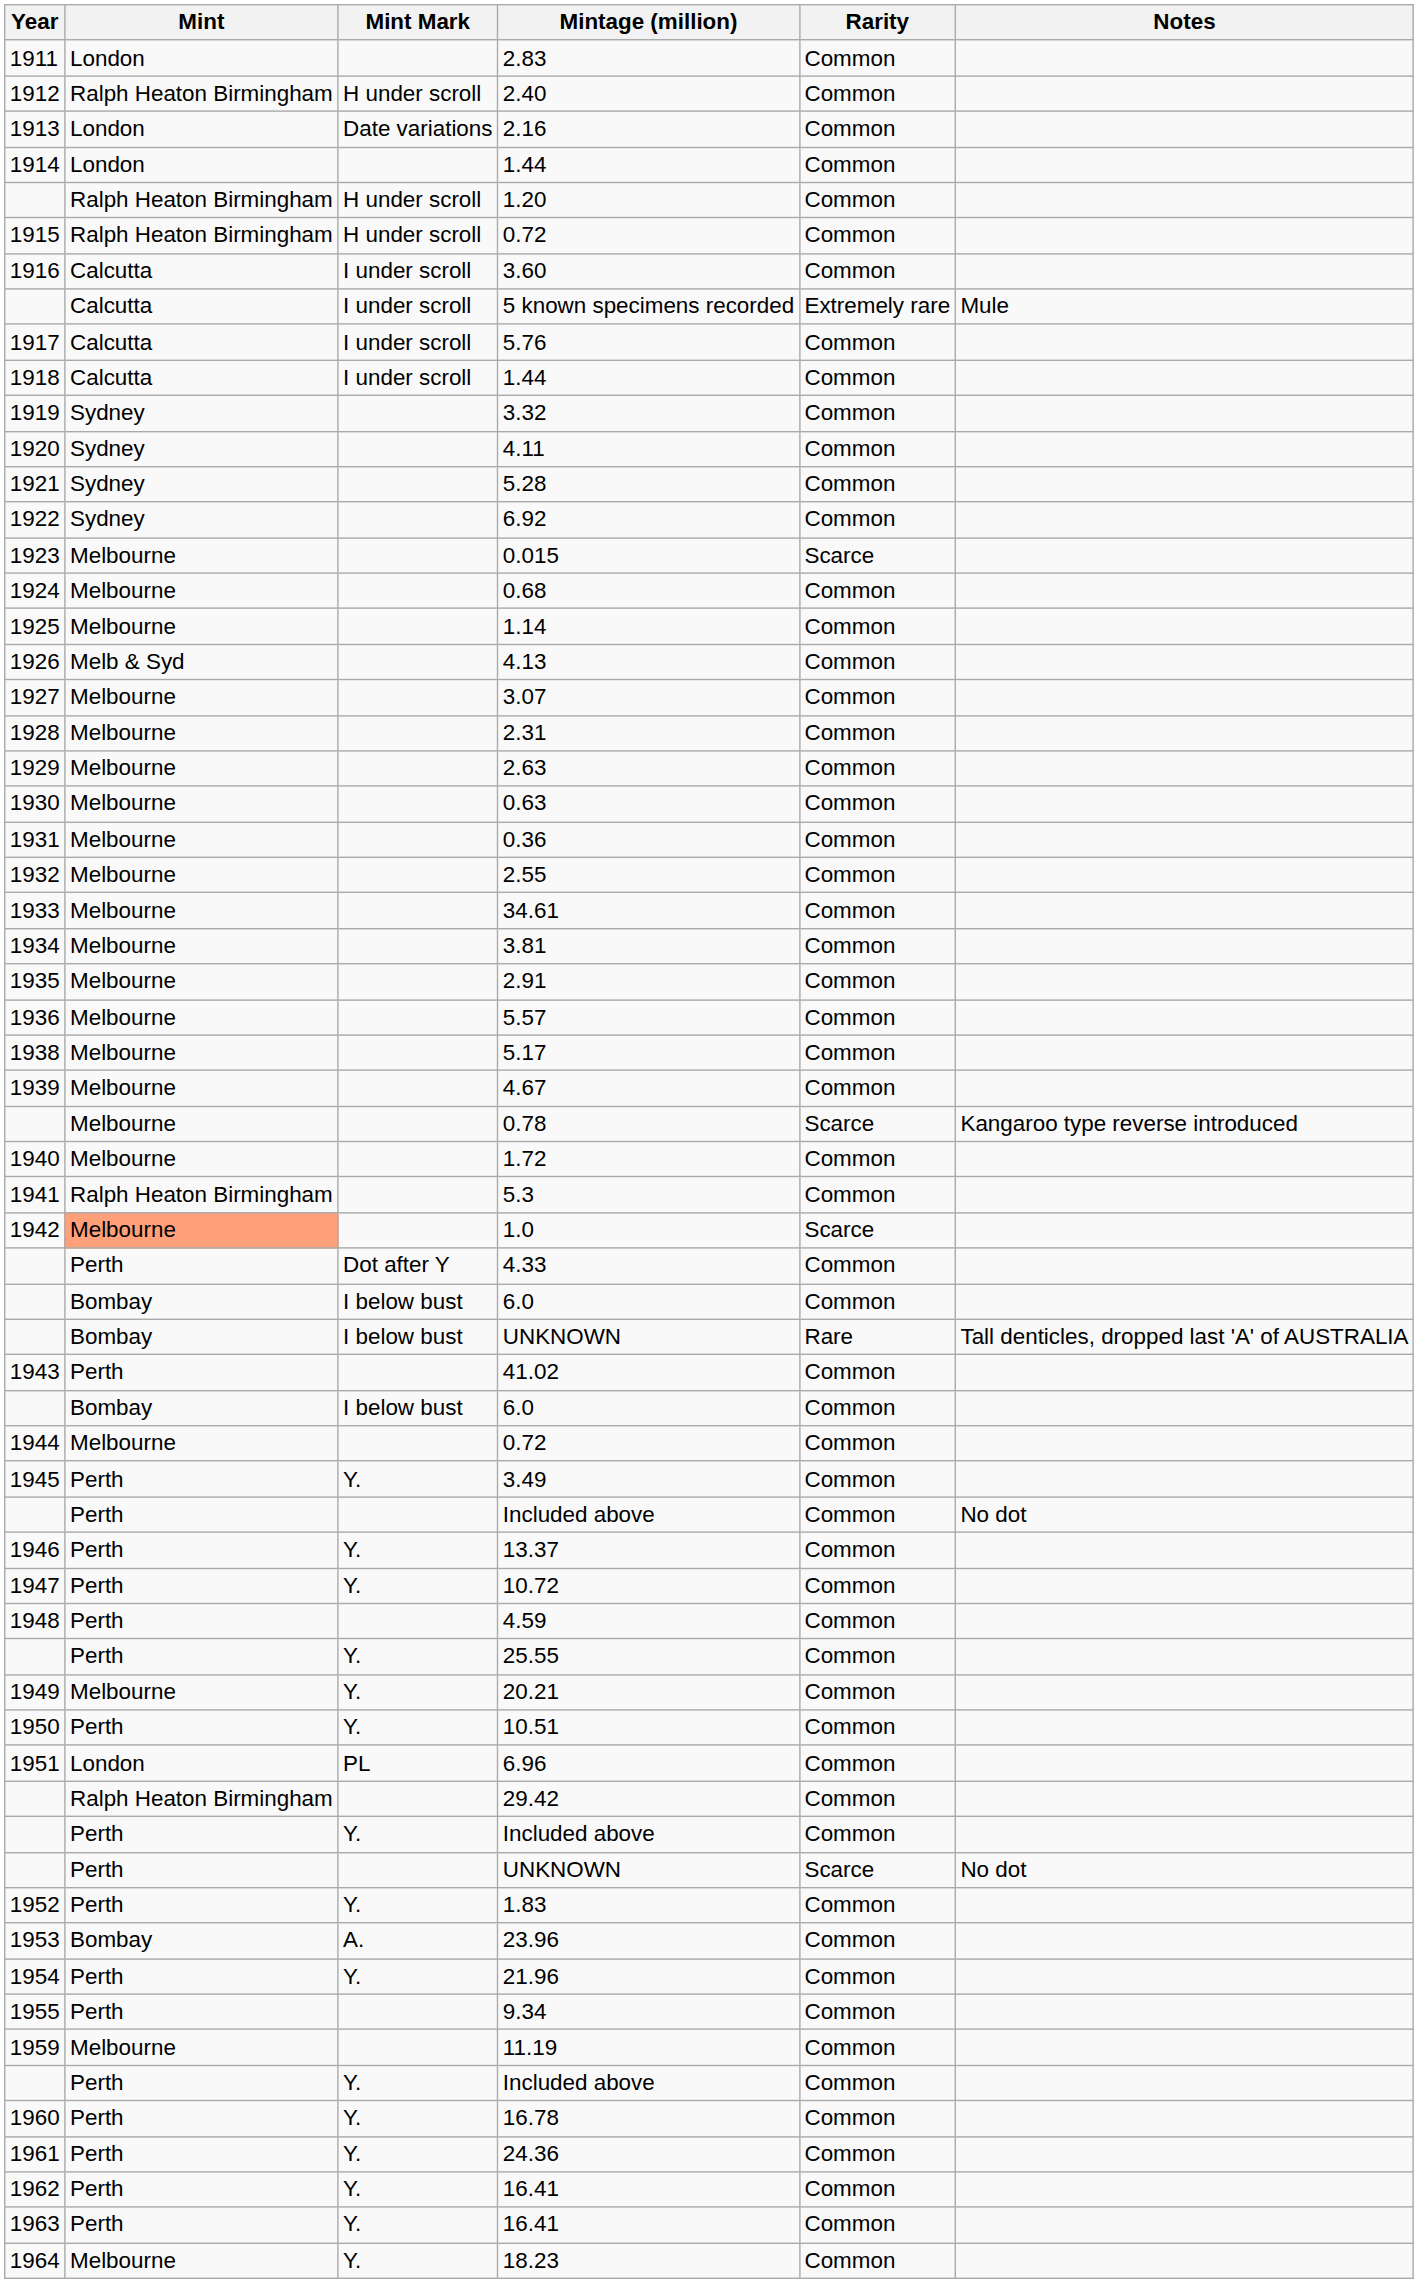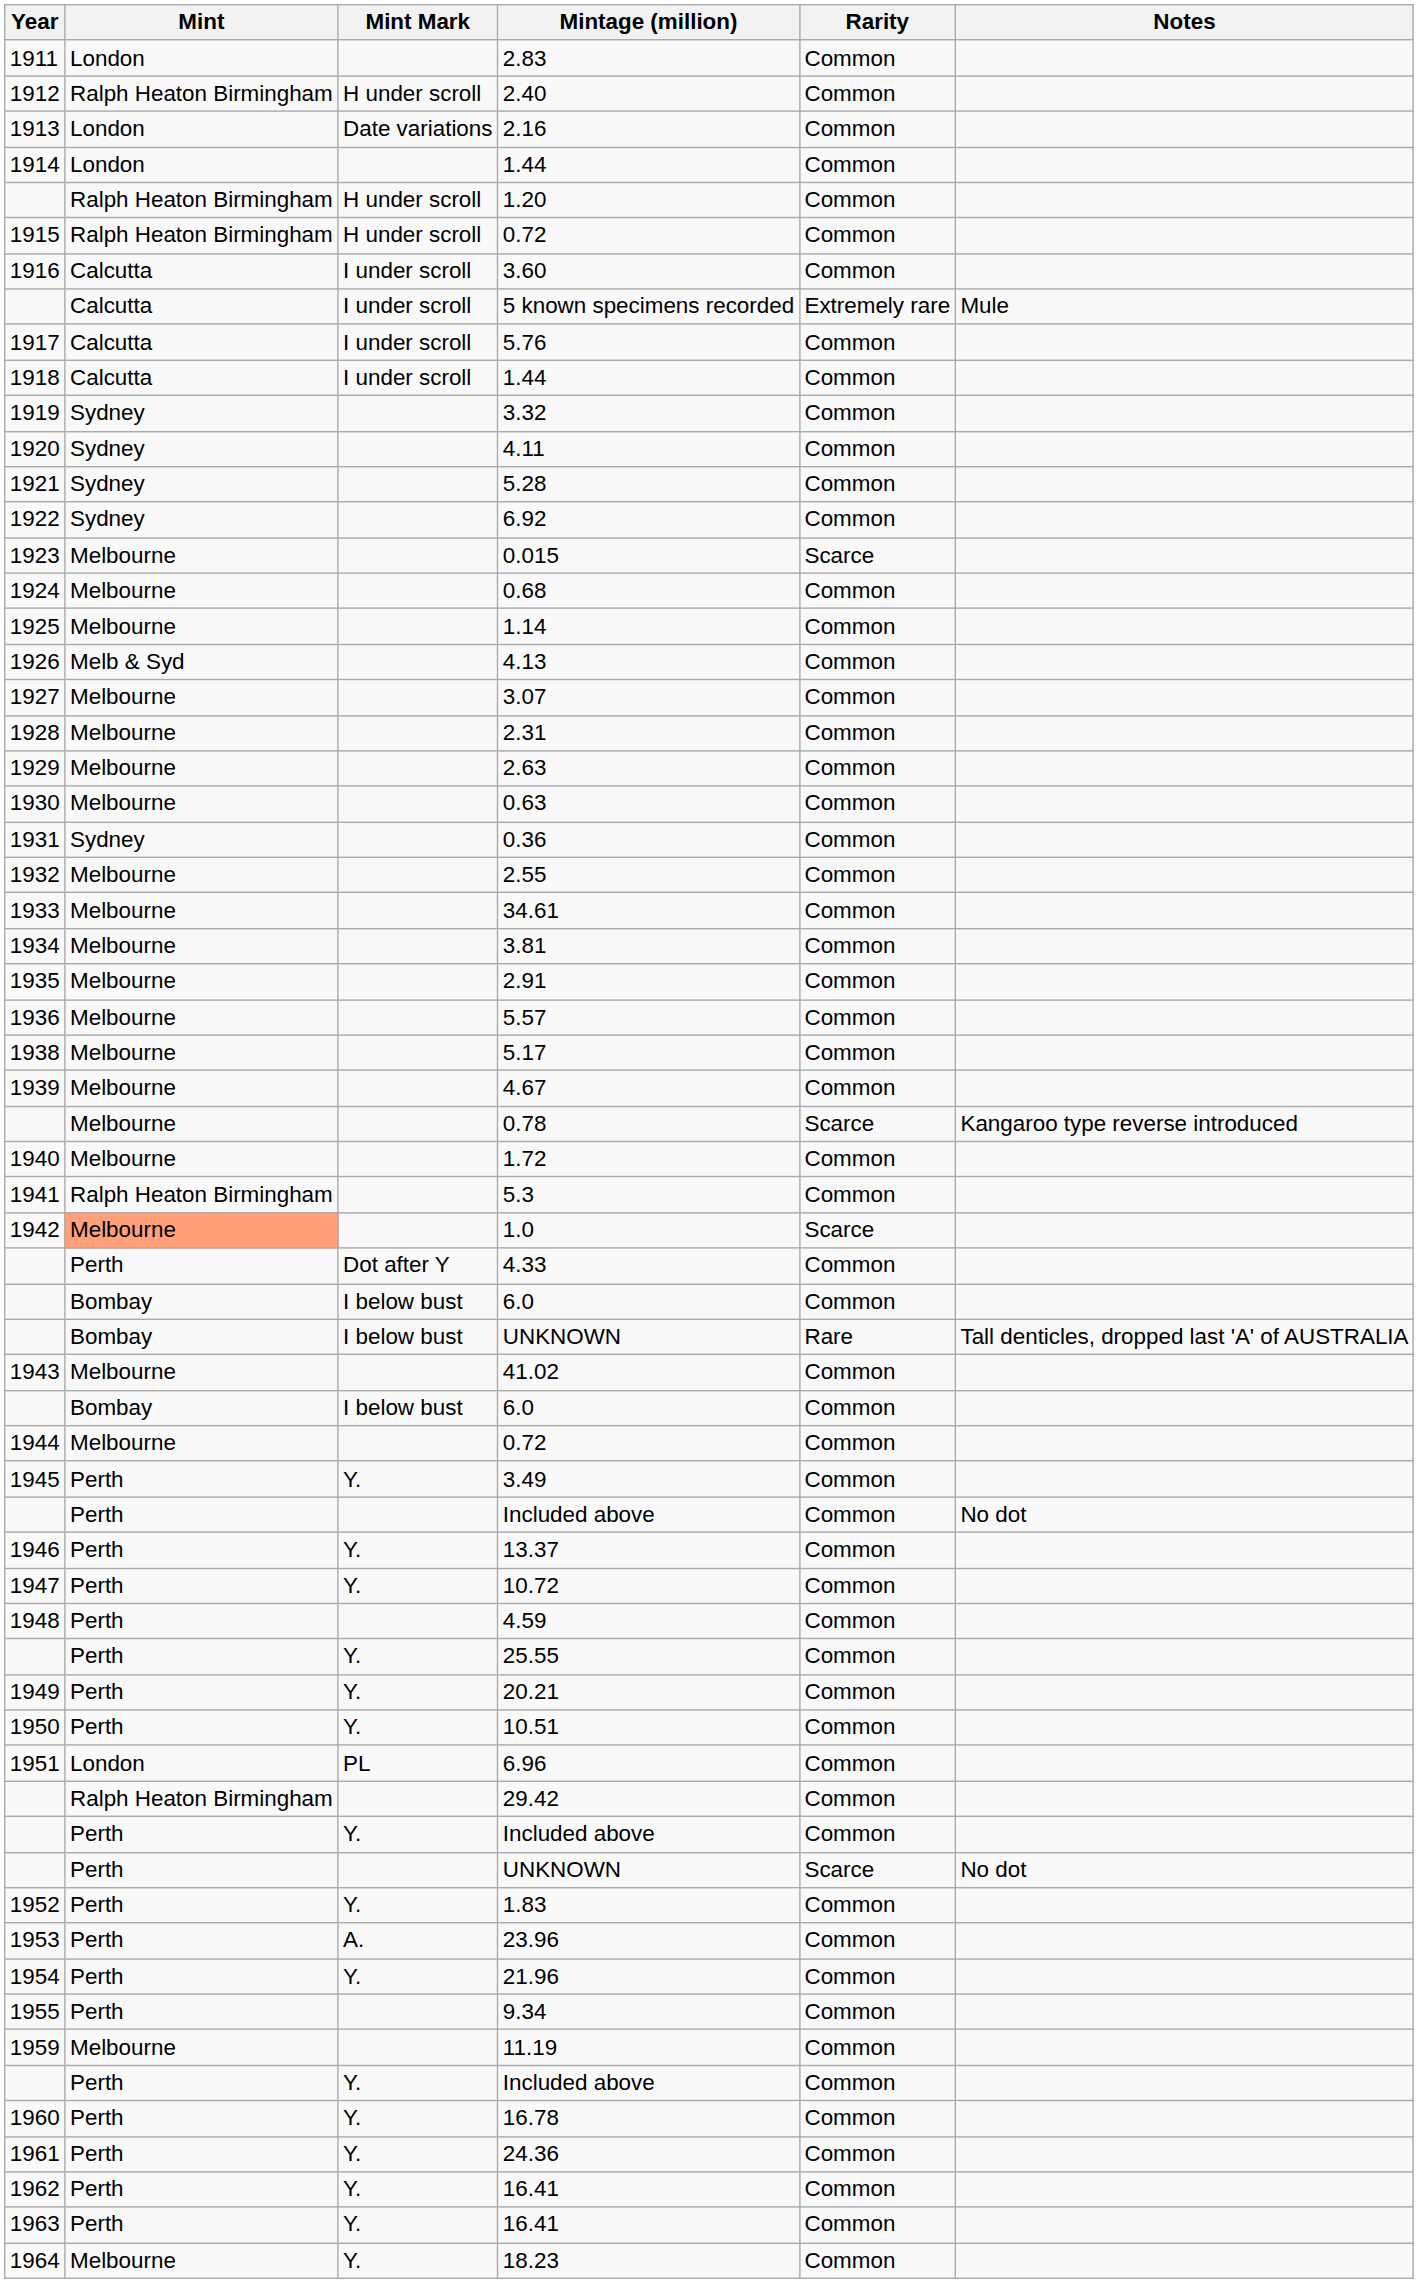(123, 839) Melbourne -> (107, 839) Sydney
(97, 1372) Perth -> (123, 1372) Melbourne
(123, 1691) Melbourne -> (97, 1691) Perth
(111, 1940) Bombay -> (97, 1940) Perth
